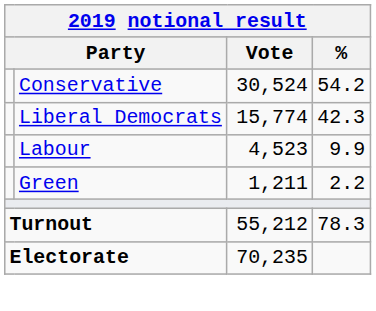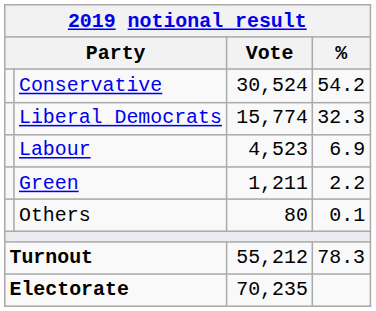(341, 118) 42.3 -> (341, 118) 32.3
(347, 151) 9.9 -> (347, 151) 6.9
+ row: (55, 215)
